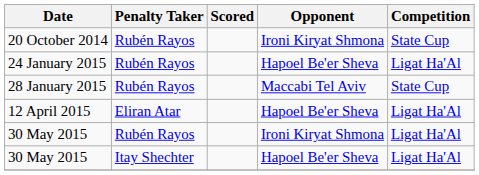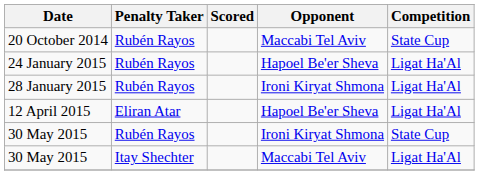(322, 39) Ironi Kiryat Shmona -> (313, 39) Maccabi Tel Aviv
(313, 87) Maccabi Tel Aviv -> (322, 87) Ironi Kiryat Shmona
(420, 87) State Cup -> (426, 87) Ligat Ha'Al
(426, 134) Ligat Ha'Al -> (420, 134) State Cup
(320, 157) Hapoel Be'er Sheva -> (313, 157) Maccabi Tel Aviv
